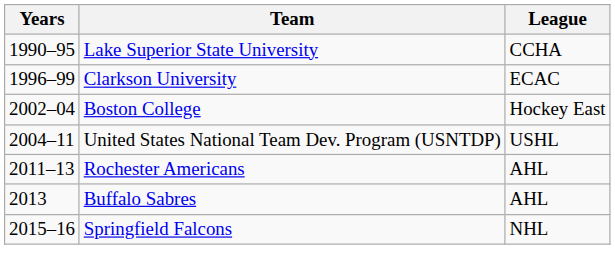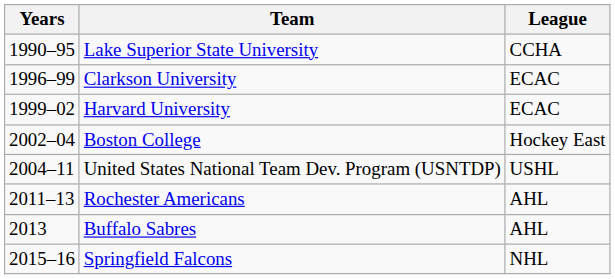+ row: (157, 109)
